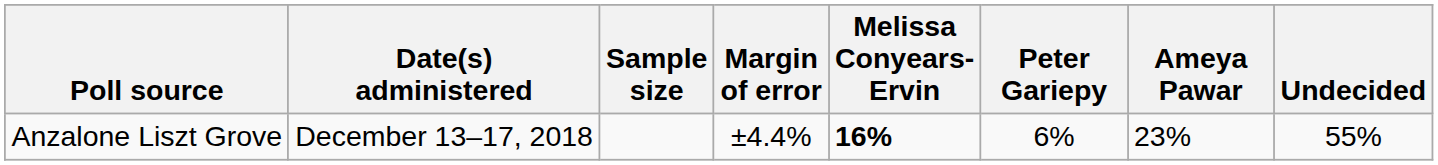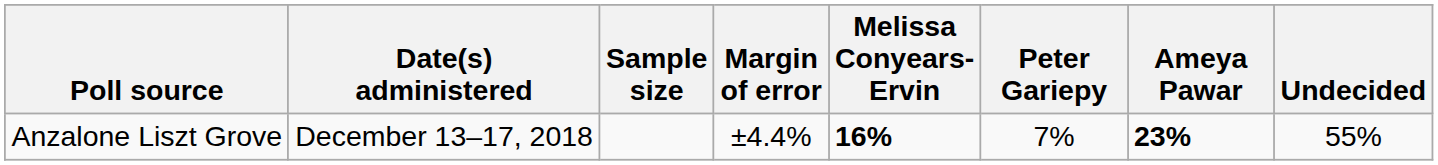(1054, 136) 6% -> (1054, 136) 7%
(1163, 136) normal -> (1163, 136) bold
